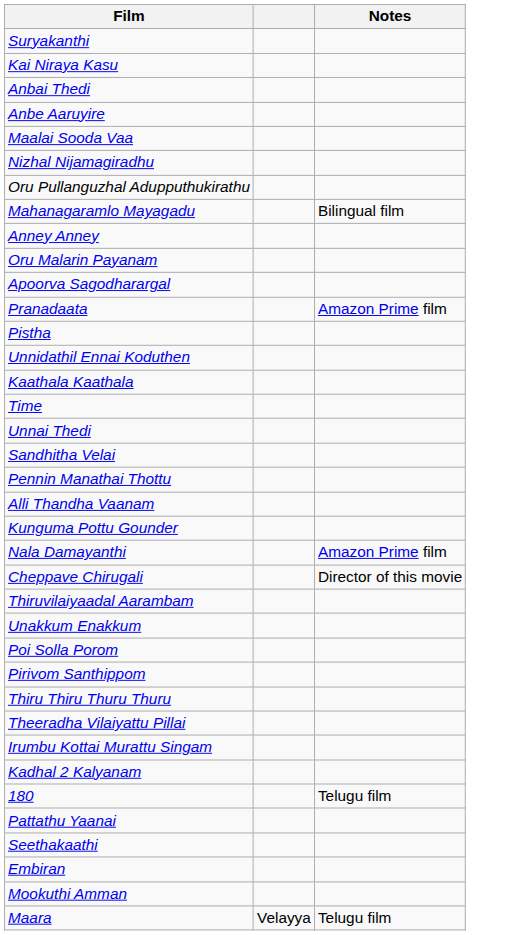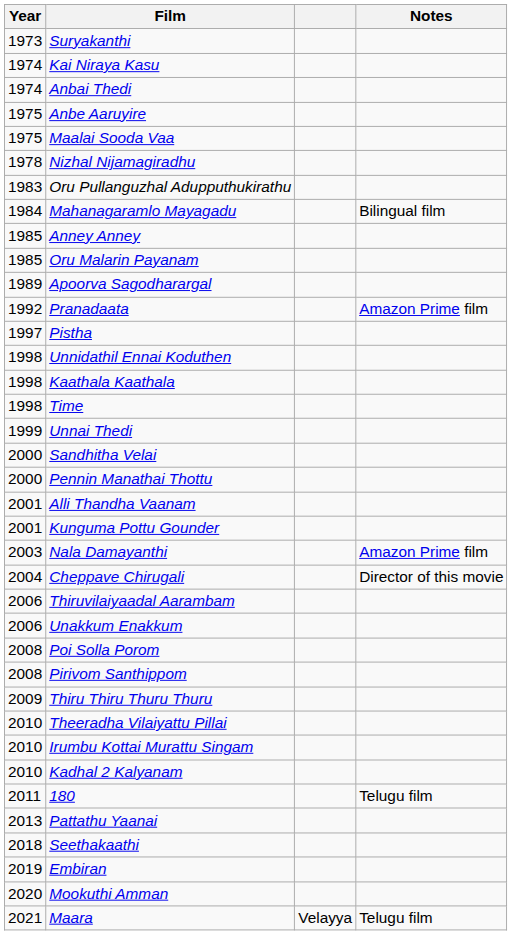+ column: (25, 16)
